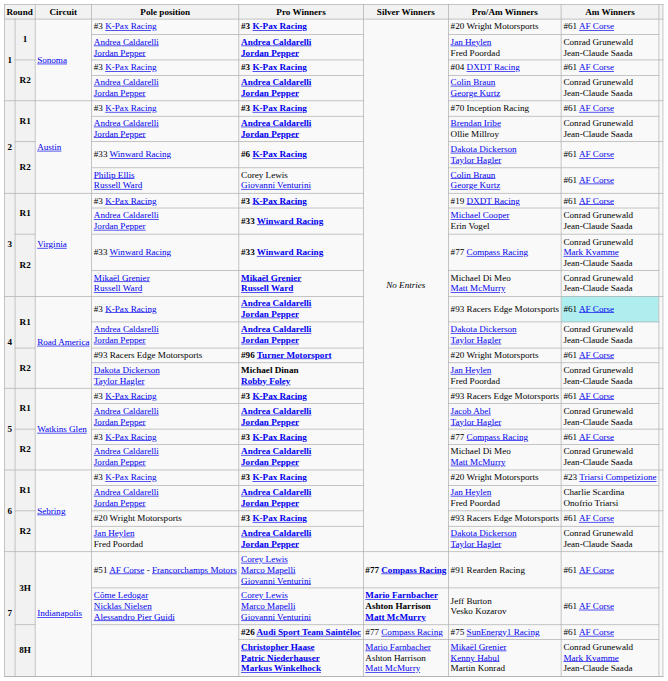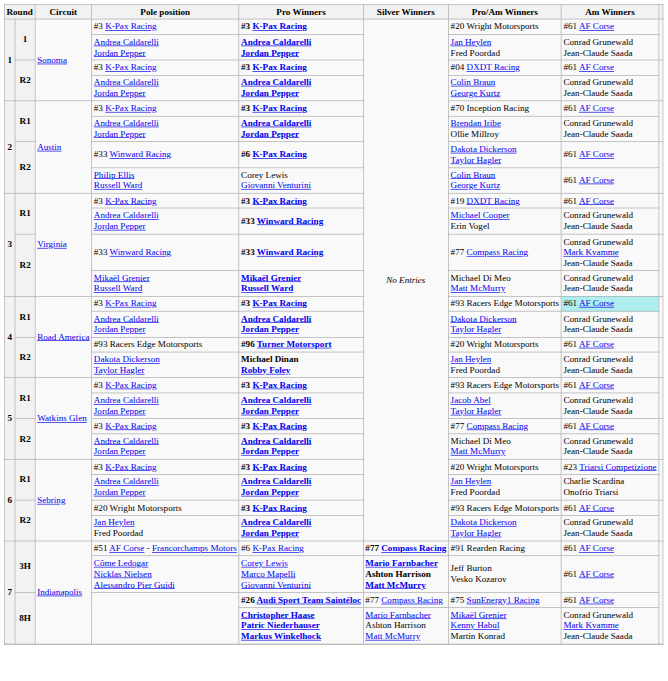(276, 308) Andrea Caldarelli Jordan Pepper -> (274, 303) #3 K-Pax Racing
(276, 569) Corey Lewis Marco Mapelli Giovanni Venturini -> (272, 548) #6 K-Pax Racing
